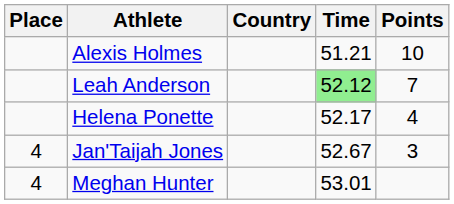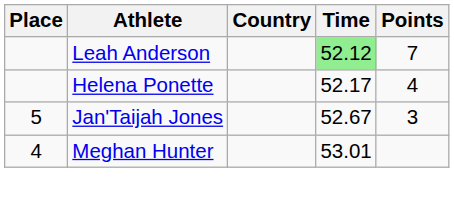- row: (137, 53)
(36, 150) 4 -> (36, 118) 5
